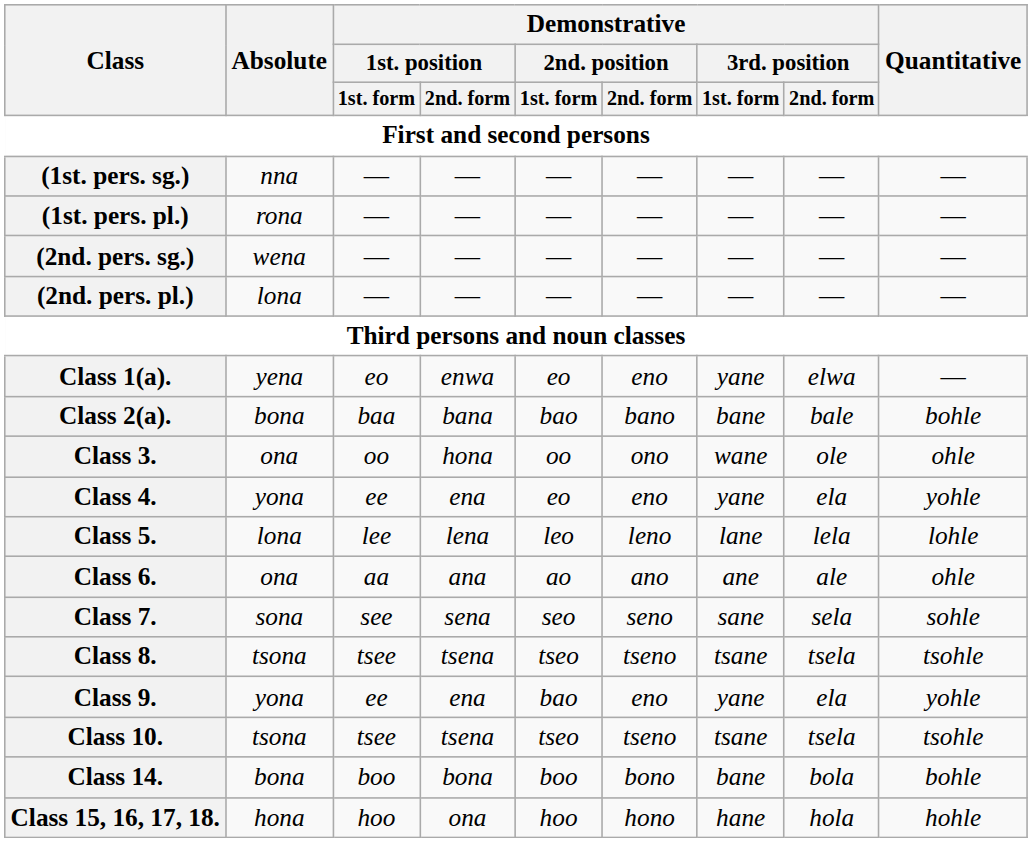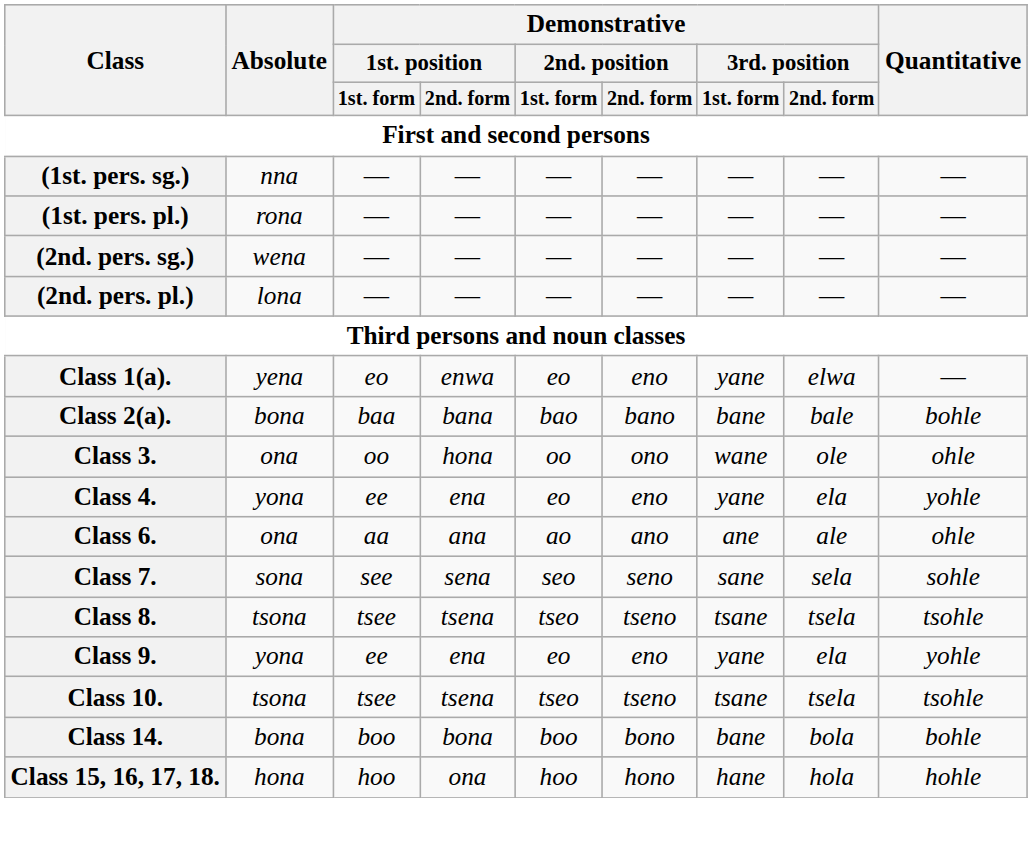- row: (115, 536)
(559, 696) bao -> (559, 656) eo
